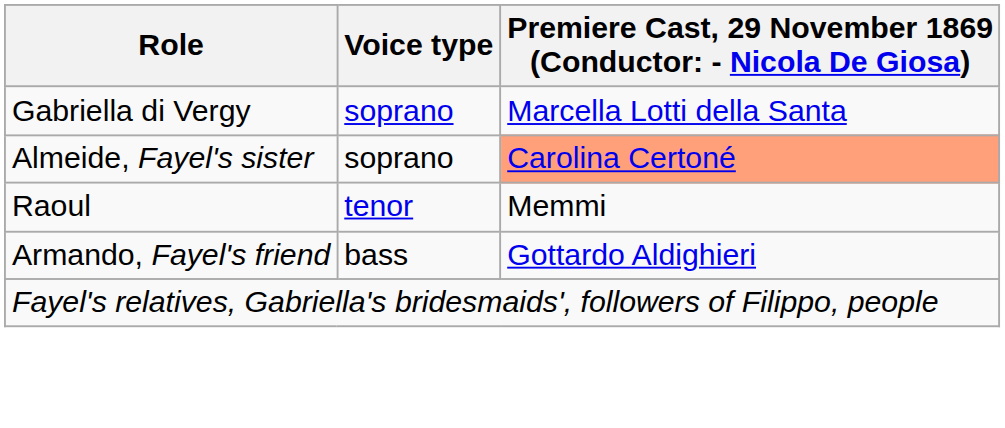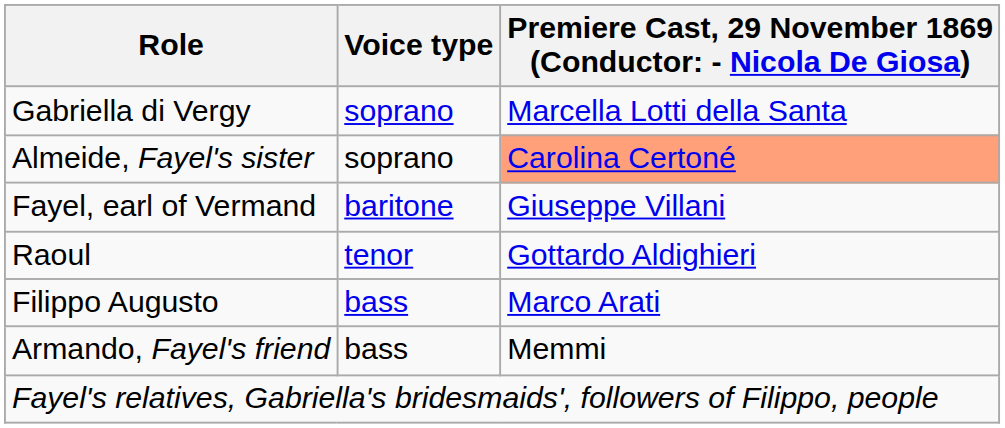+ row: (164, 206)
(557, 206) Memmi -> (632, 254) Gottardo Aldighieri
+ row: (115, 302)
(632, 254) Gottardo Aldighieri -> (557, 350) Memmi
